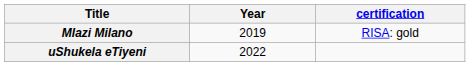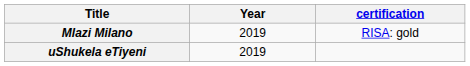(253, 52) 2022 -> (253, 52) 2019
